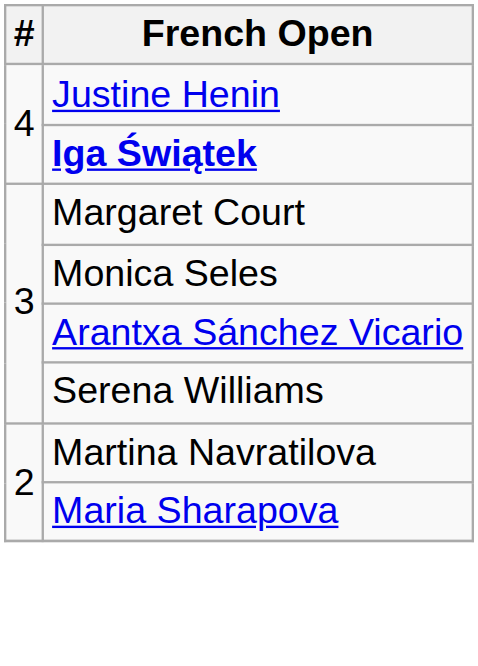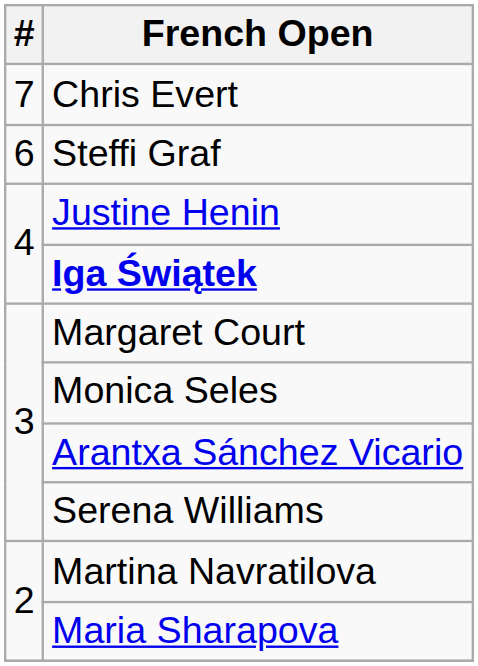+ row: (145, 93)
+ row: (136, 153)
